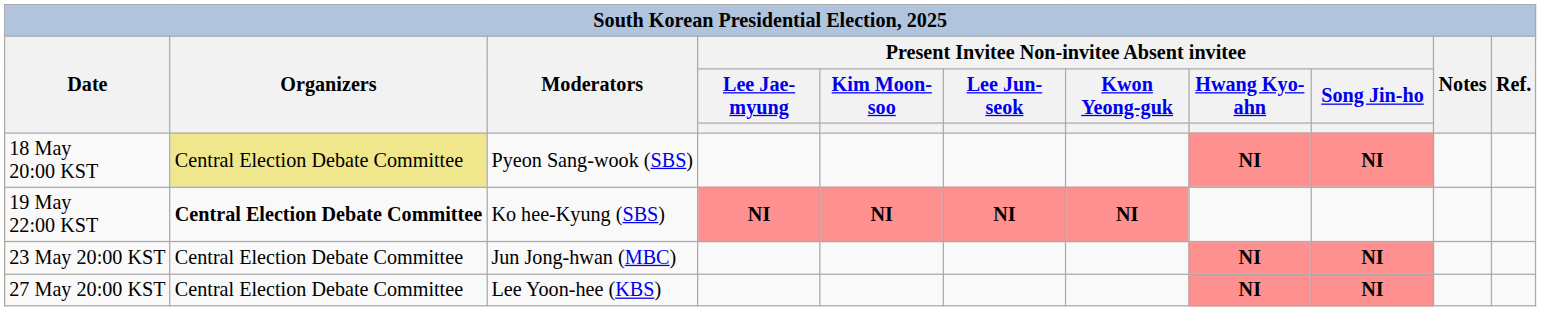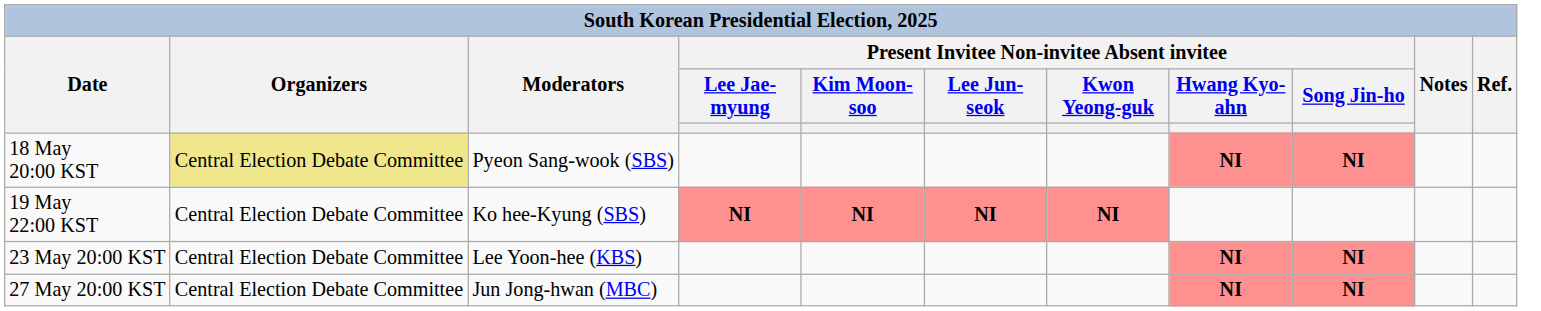(328, 214) bold -> (319, 214) normal
(584, 257) Jun Jong-hwan (MBC) -> (557, 257) Lee Yoon-hee (KBS)
(576, 289) Lee Yoon-hee (KBS) -> (565, 289) Jun Jong-hwan (MBC)
